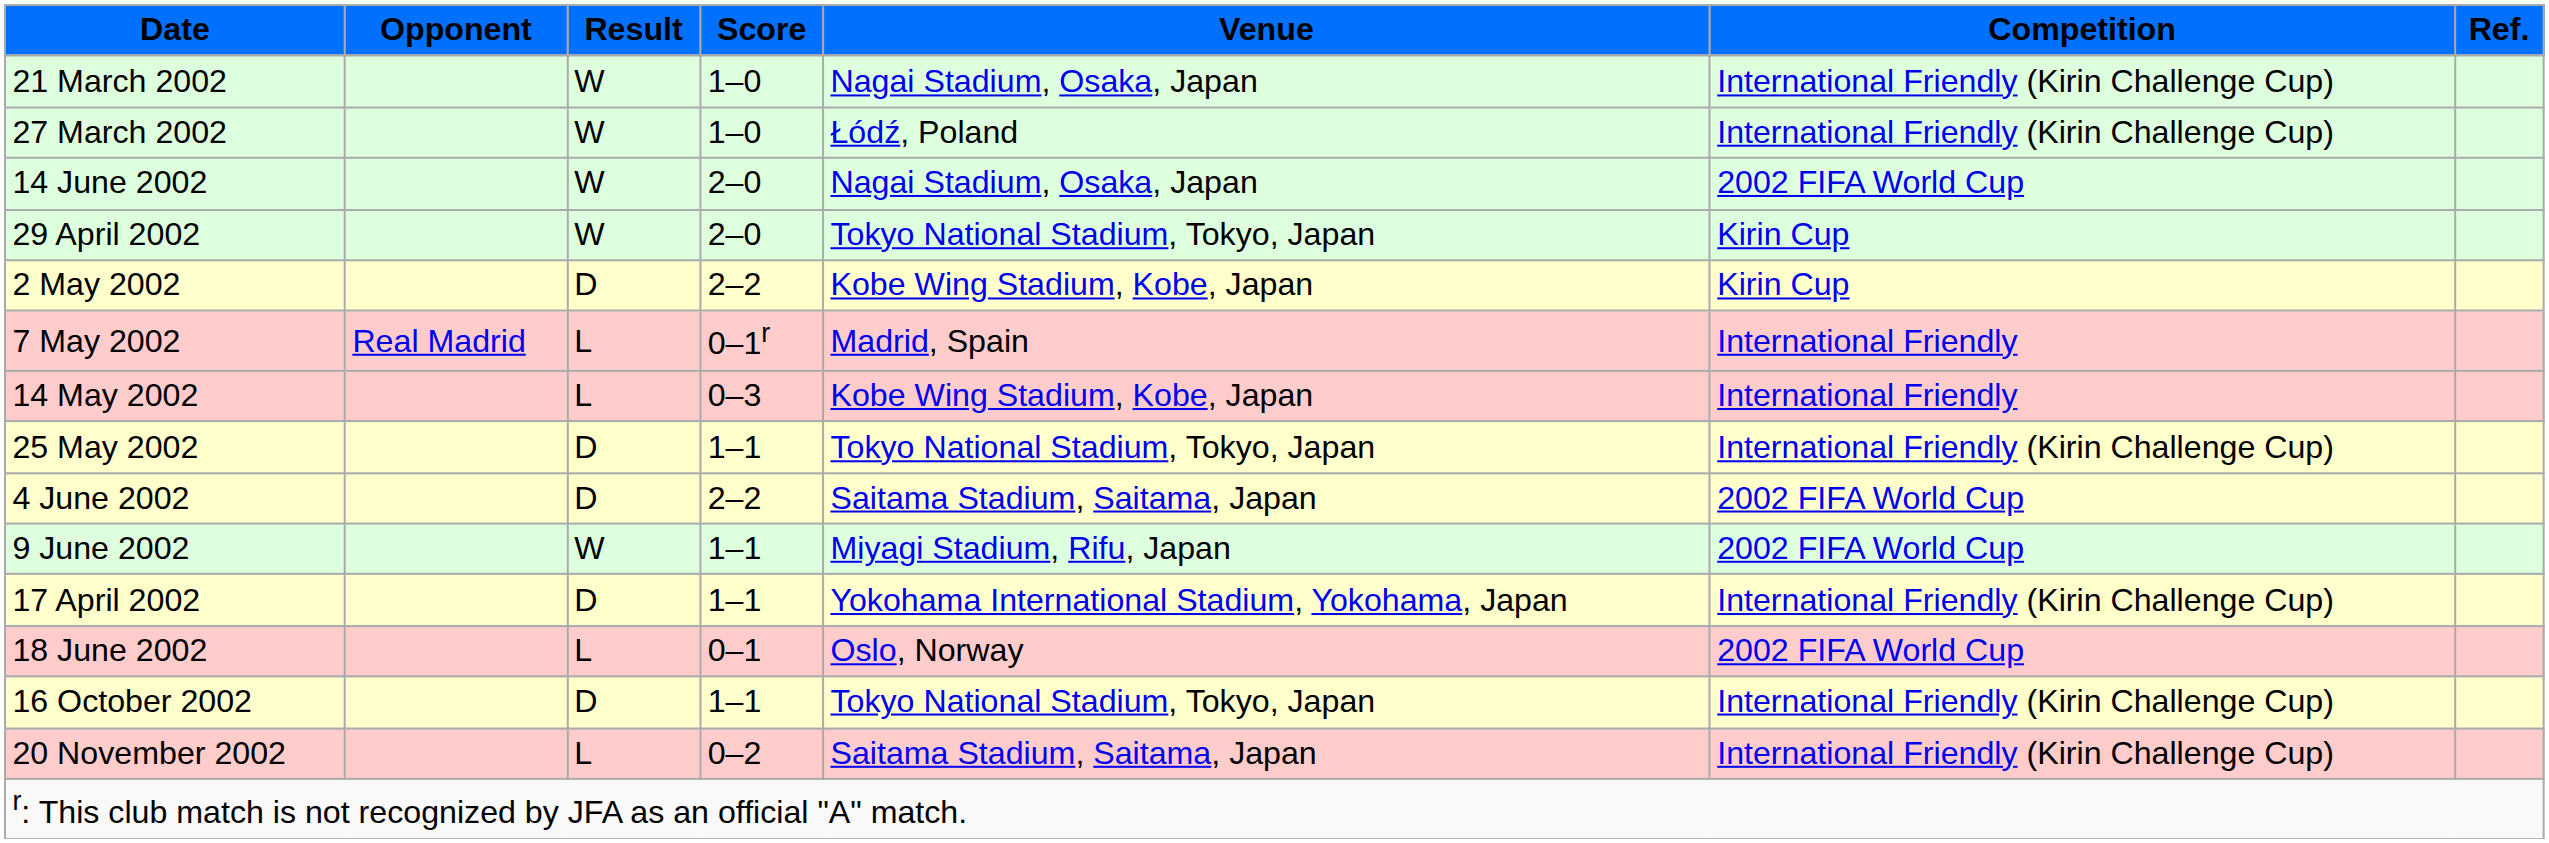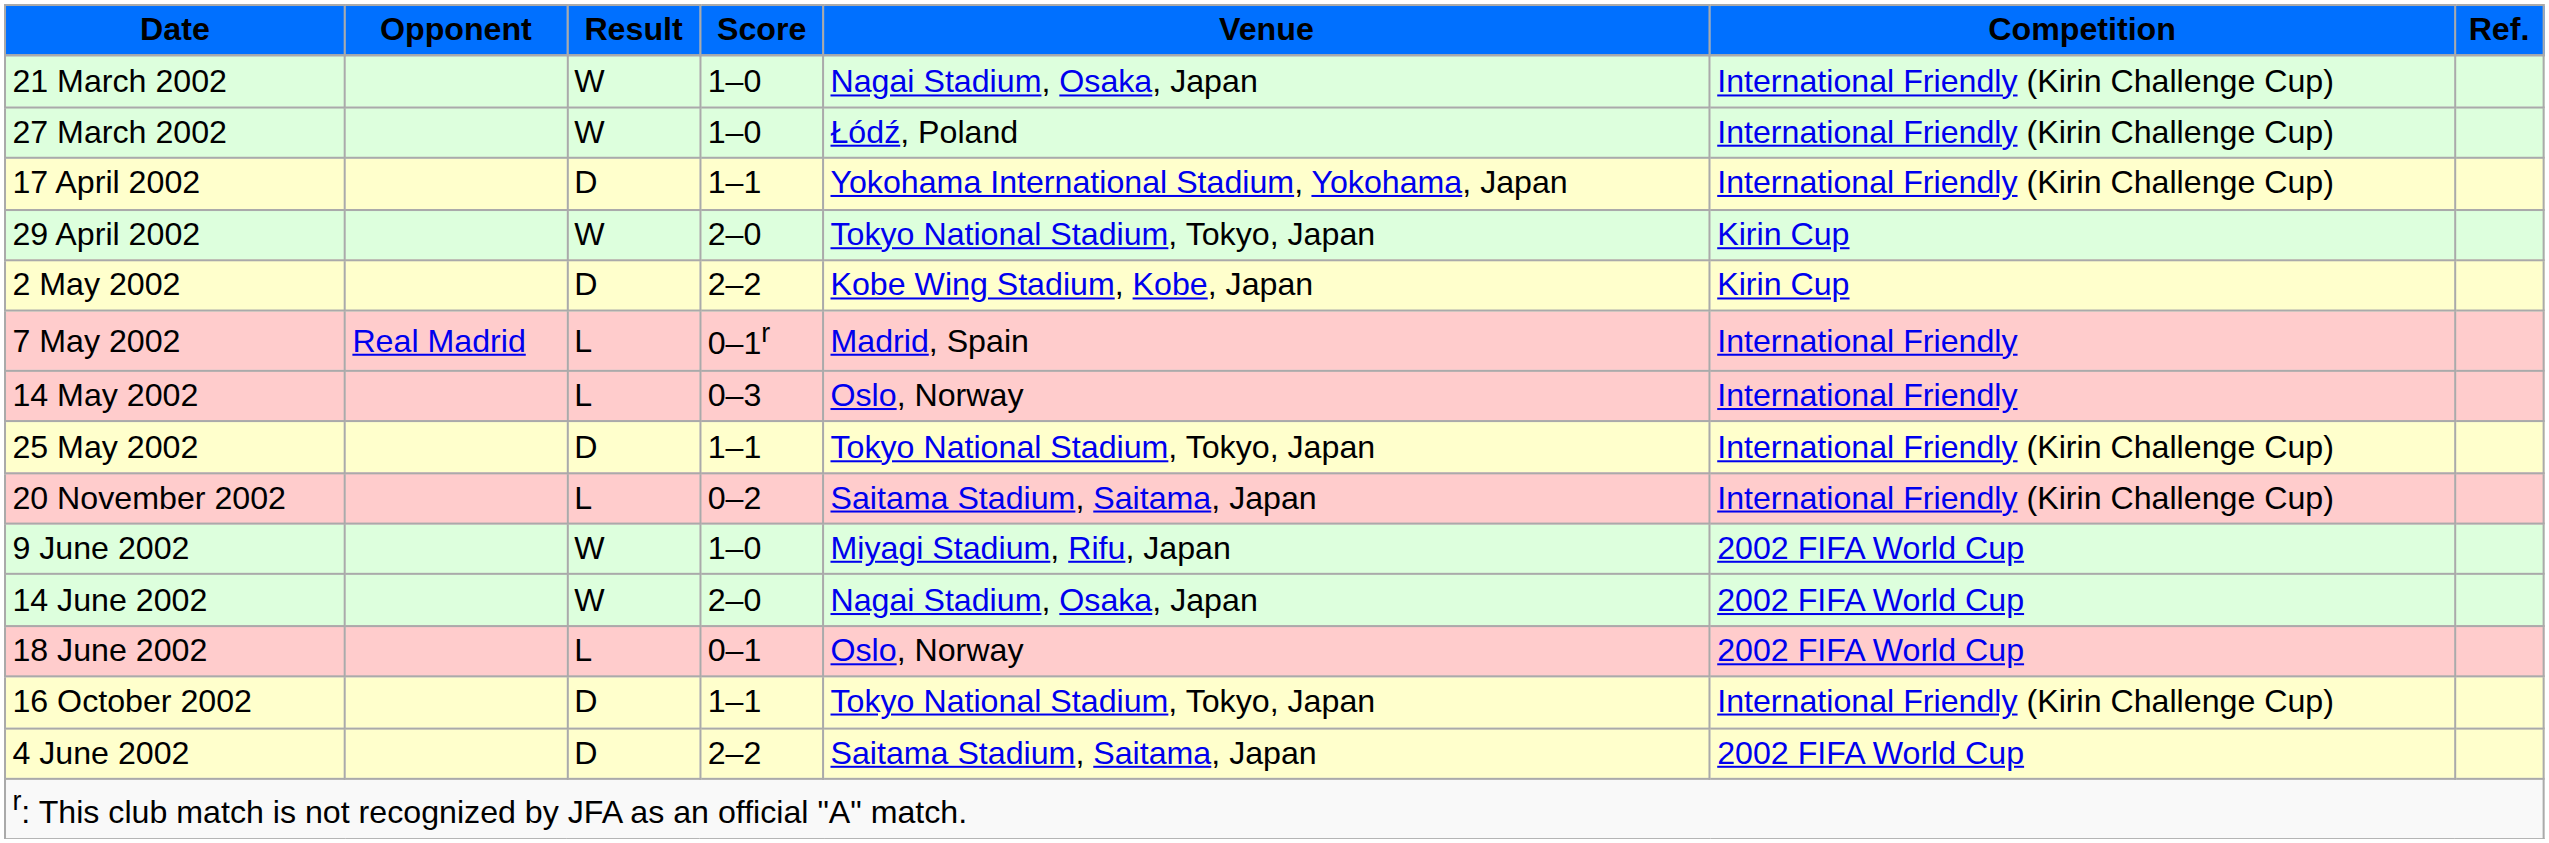rows swapped: (106, 599) <-> (110, 183)
(1072, 395) Kobe Wing Stadium, Kobe, Japan -> (927, 395) Oslo, Norway
rows swapped: (101, 497) <-> (149, 752)
(734, 548) 1–1 -> (734, 548) 1–0
